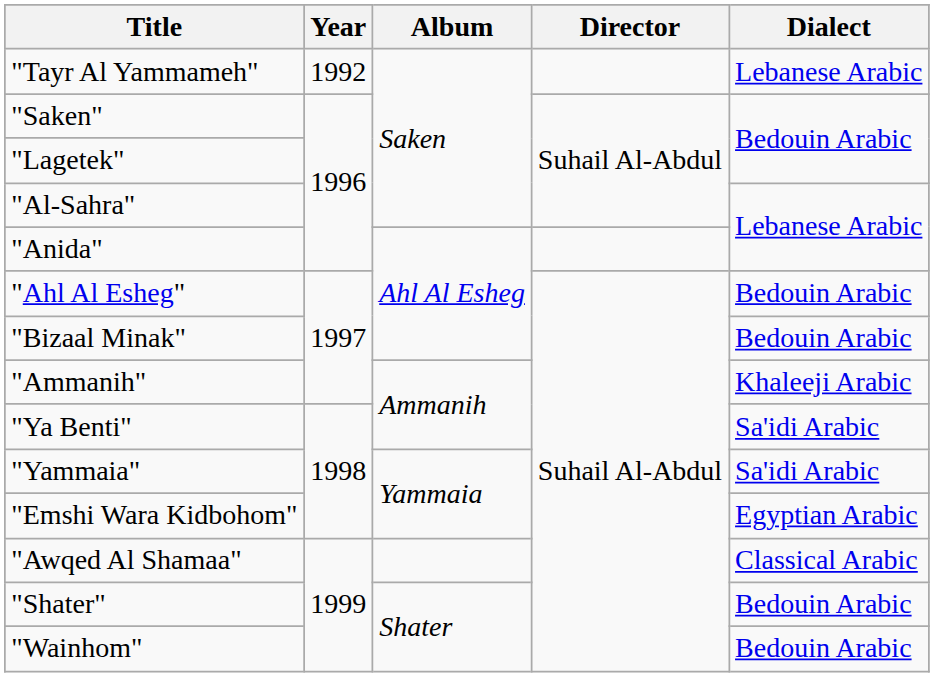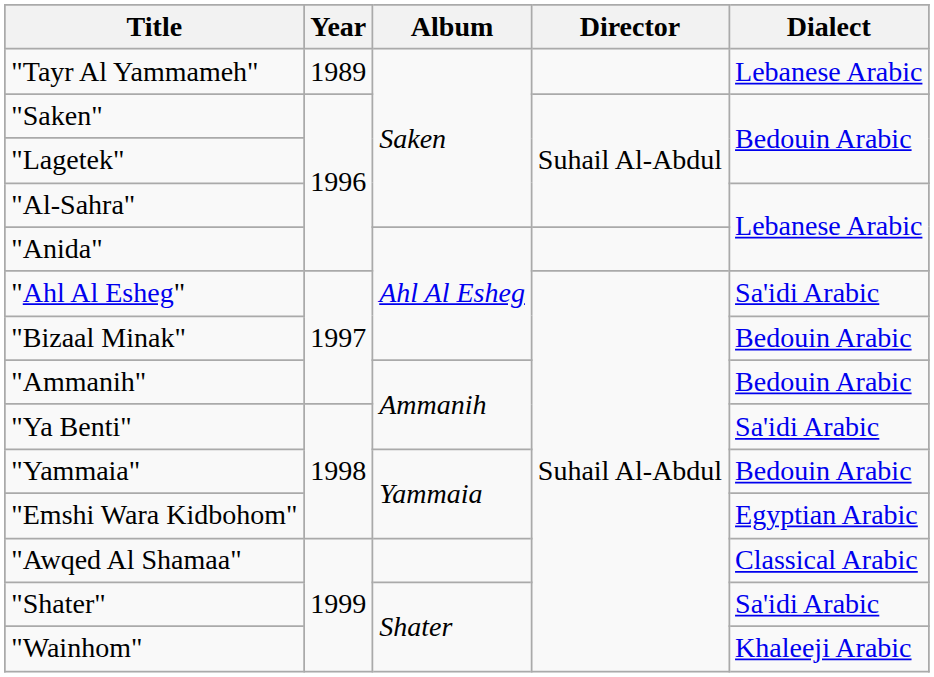(338, 71) 1992 -> (338, 71) 1989
(823, 293) Bedouin Arabic -> (807, 293) Sa'idi Arabic
(823, 381) Khaleeji Arabic -> (823, 381) Bedouin Arabic
(807, 470) Sa'idi Arabic -> (823, 470) Bedouin Arabic
(823, 603) Bedouin Arabic -> (807, 603) Sa'idi Arabic
(823, 648) Bedouin Arabic -> (823, 648) Khaleeji Arabic
